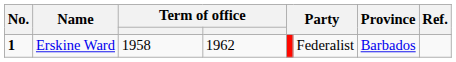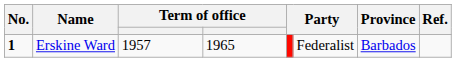(136, 45) 1958 -> (136, 45) 1957
(220, 45) 1962 -> (220, 45) 1965
